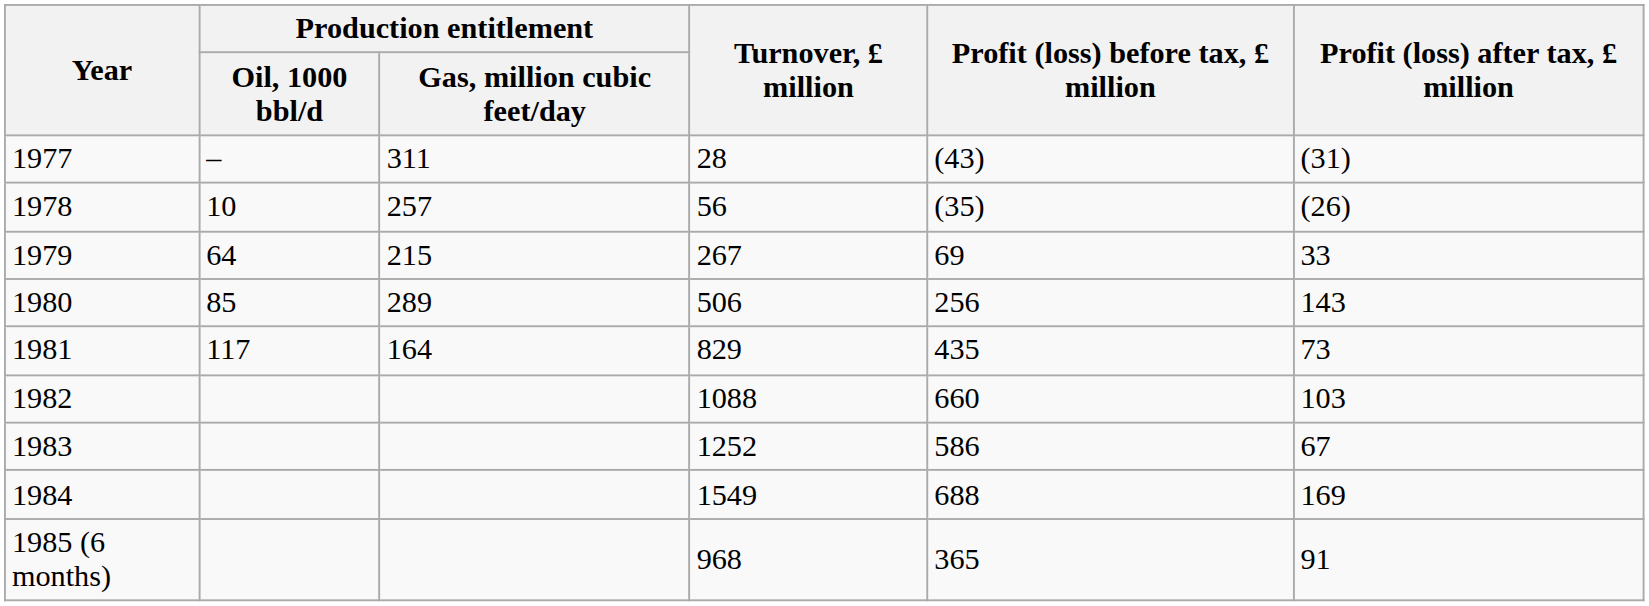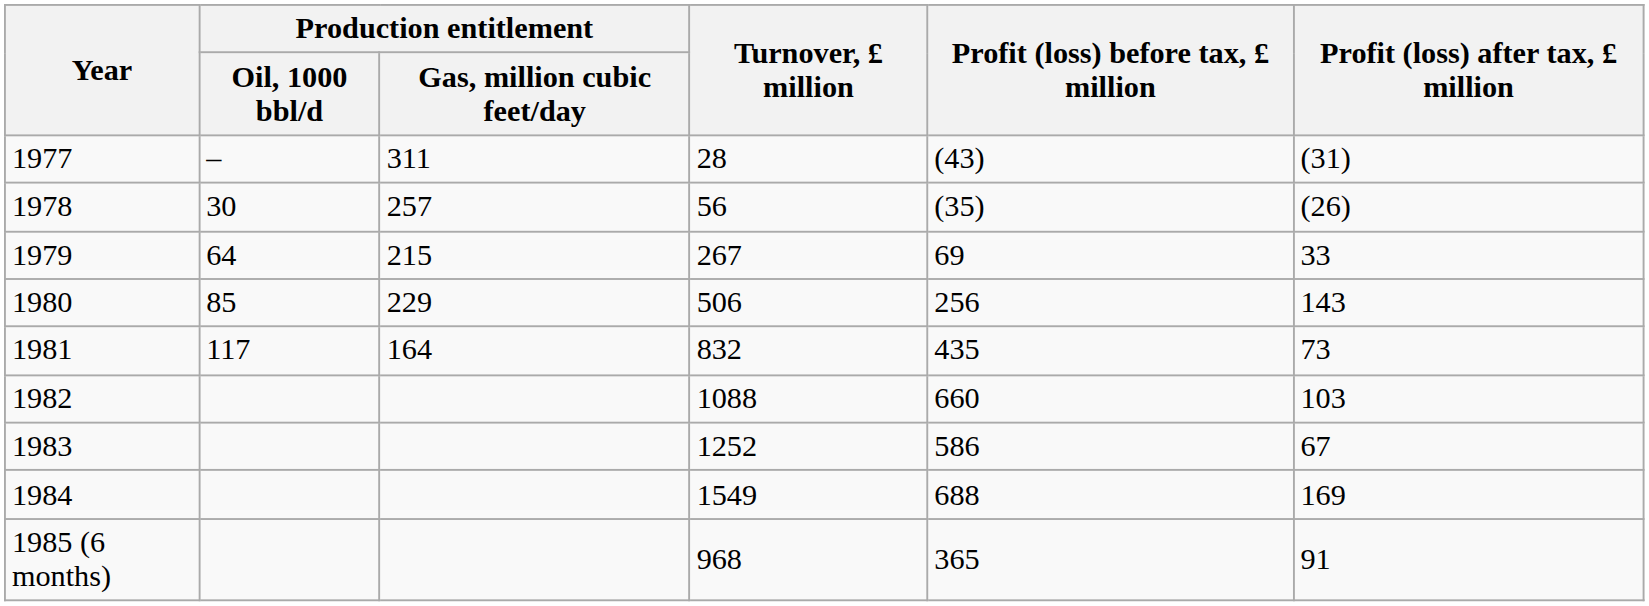(221, 206) 10 -> (221, 206) 30
(409, 302) 289 -> (409, 302) 229
(719, 350) 829 -> (719, 350) 832
